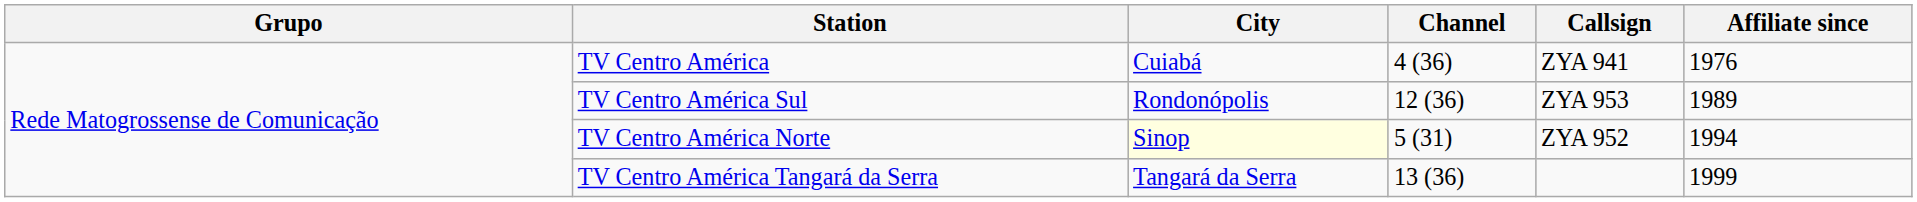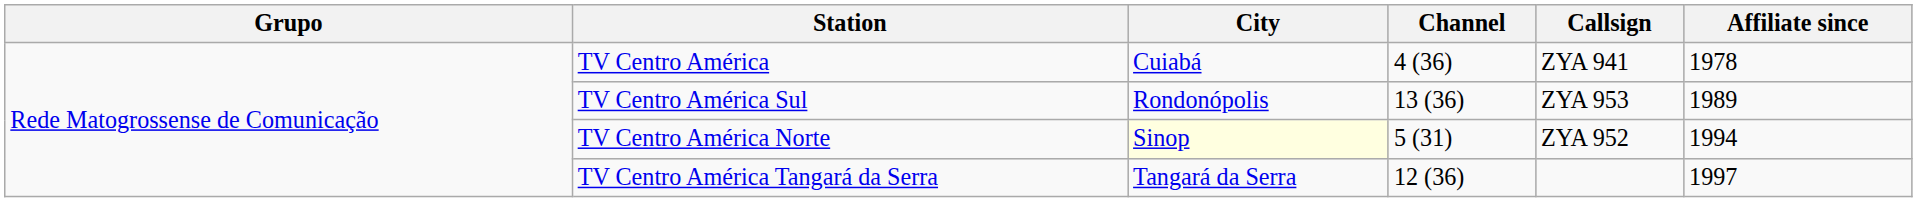(1713, 61) 1976 -> (1713, 61) 1978
(1429, 100) 12 (36) -> (1429, 100) 13 (36)
(1429, 176) 13 (36) -> (1429, 176) 12 (36)
(1713, 176) 1999 -> (1713, 176) 1997
